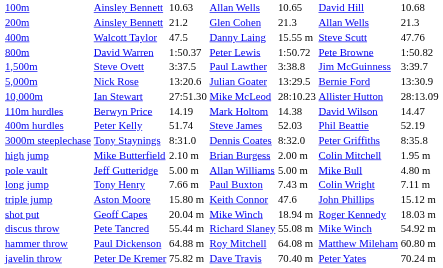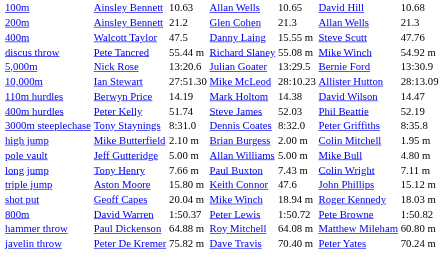rows swapped: (17, 52) <-> (32, 229)
- row: (21, 67)
